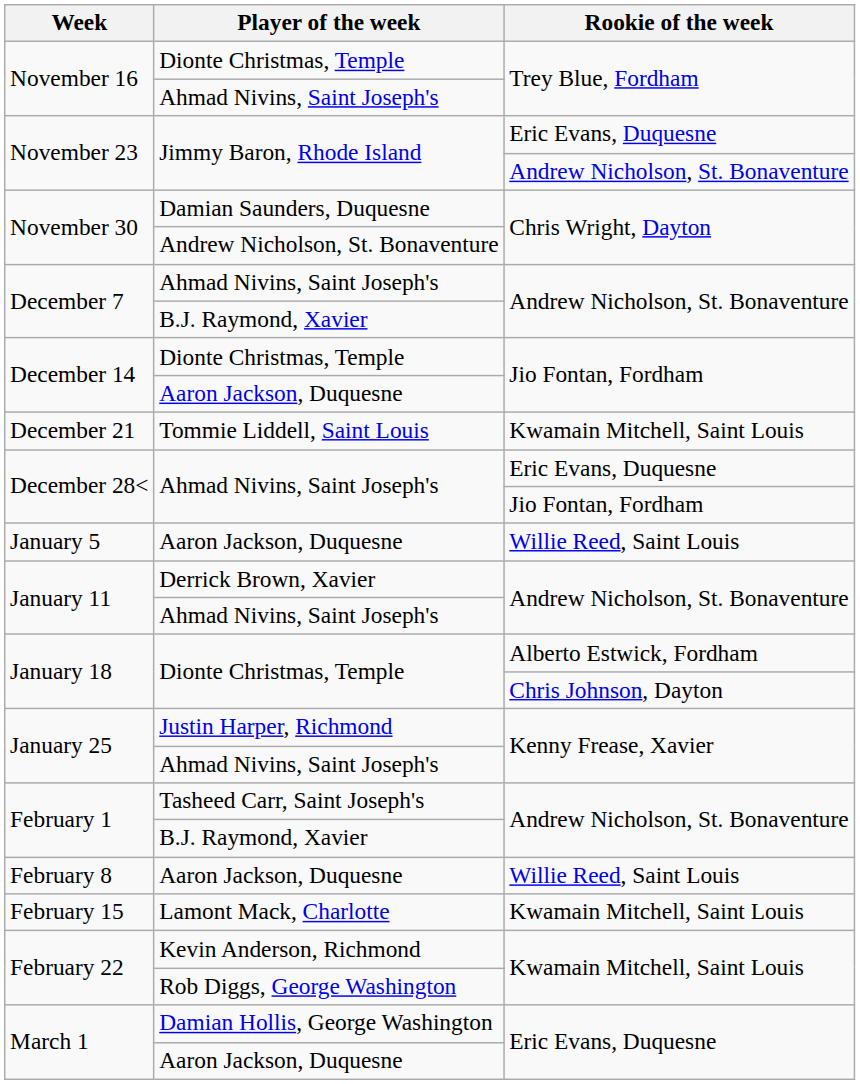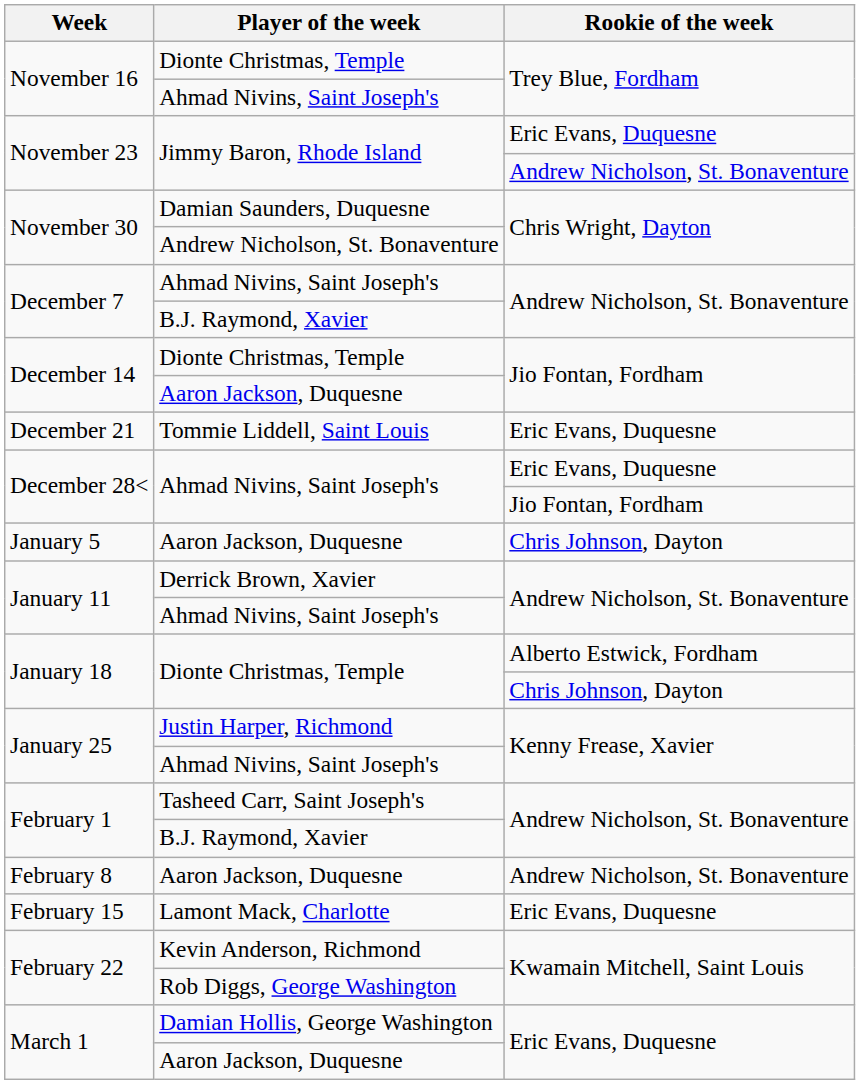(657, 430) Kwamain Mitchell, Saint Louis -> (613, 430) Eric Evans, Duquesne
(624, 541) Willie Reed, Saint Louis -> (616, 541) Chris Johnson, Dayton
(624, 875) Willie Reed, Saint Louis -> (679, 875) Andrew Nicholson, St. Bonaventure
(657, 912) Kwamain Mitchell, Saint Louis -> (613, 912) Eric Evans, Duquesne
